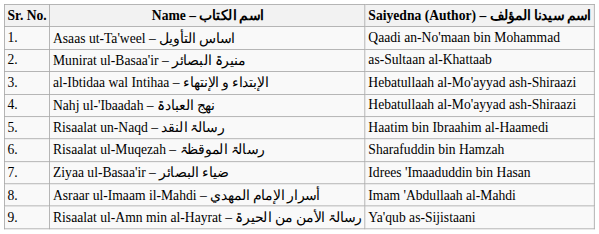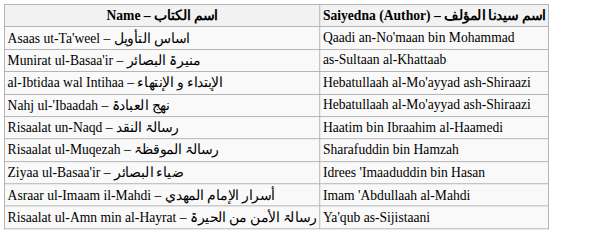- column: (27, 15)
